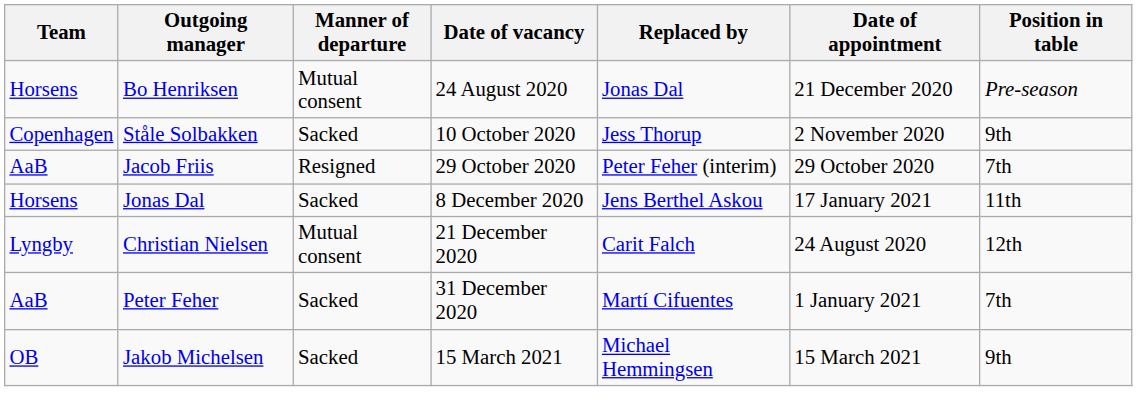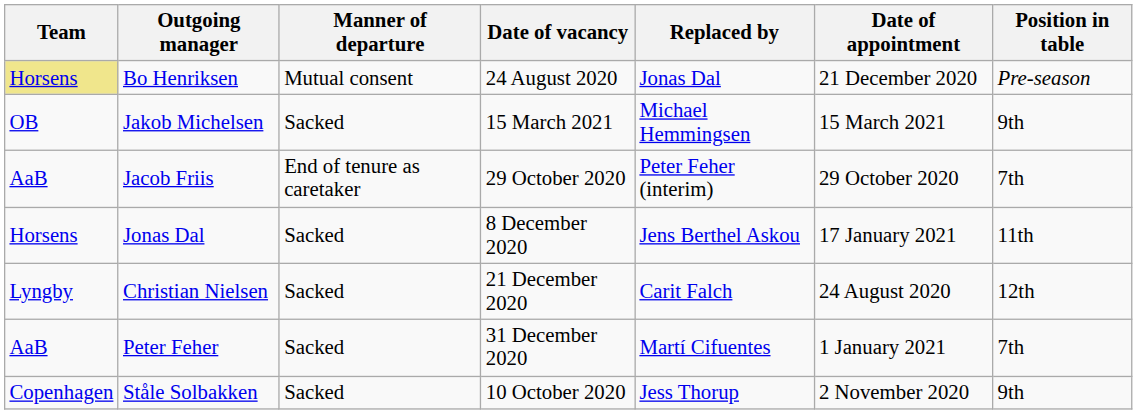(44, 89) no background -> (44, 77) khaki background
rows swapped: (190, 133) <-> (193, 357)
(337, 166) Resigned -> (352, 178) End of tenure as caretaker
(330, 244) Mutual consent -> (314, 291) Sacked
